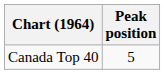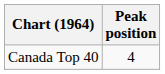(131, 57) 5 -> (131, 57) 4
